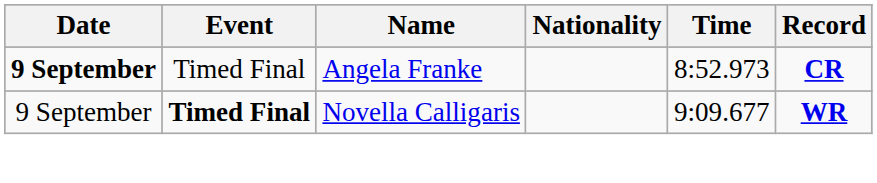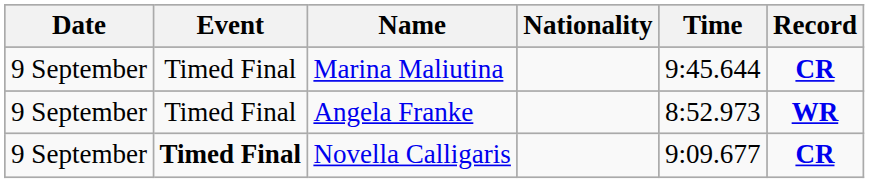+ row: (408, 68)
(84, 68) bold -> (79, 111) normal
(824, 68) CR -> (815, 111) WR
(824, 111) WR -> (815, 154) CR
